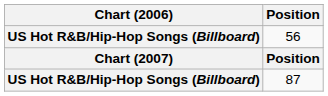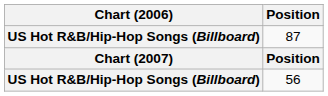rows swapped: (293, 36) <-> (293, 79)
